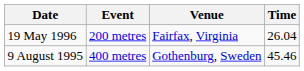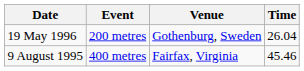(195, 35) Fairfax, Virginia -> (207, 35) Gothenburg, Sweden
(207, 55) Gothenburg, Sweden -> (195, 55) Fairfax, Virginia
